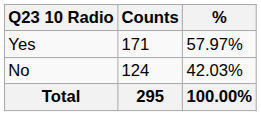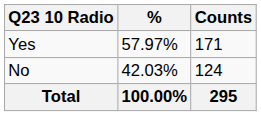columns swapped: (150, 17) <-> (219, 17)
